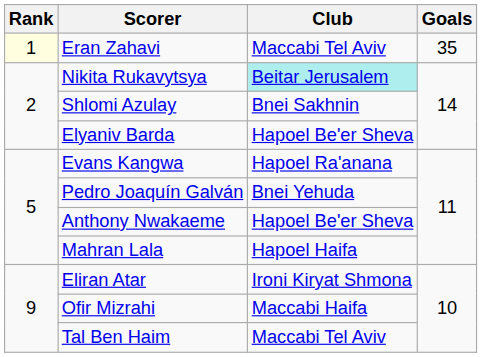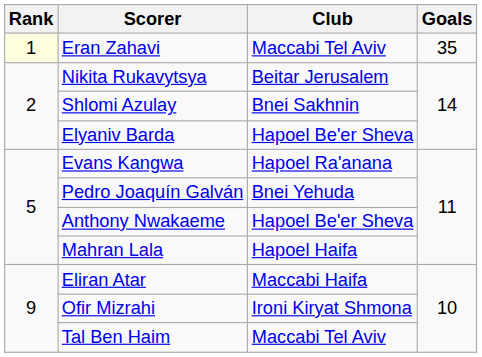(320, 76) paleturquoise background -> (320, 76) no background
(332, 279) Ironi Kiryat Shmona -> (309, 279) Maccabi Haifa
(309, 308) Maccabi Haifa -> (332, 308) Ironi Kiryat Shmona
